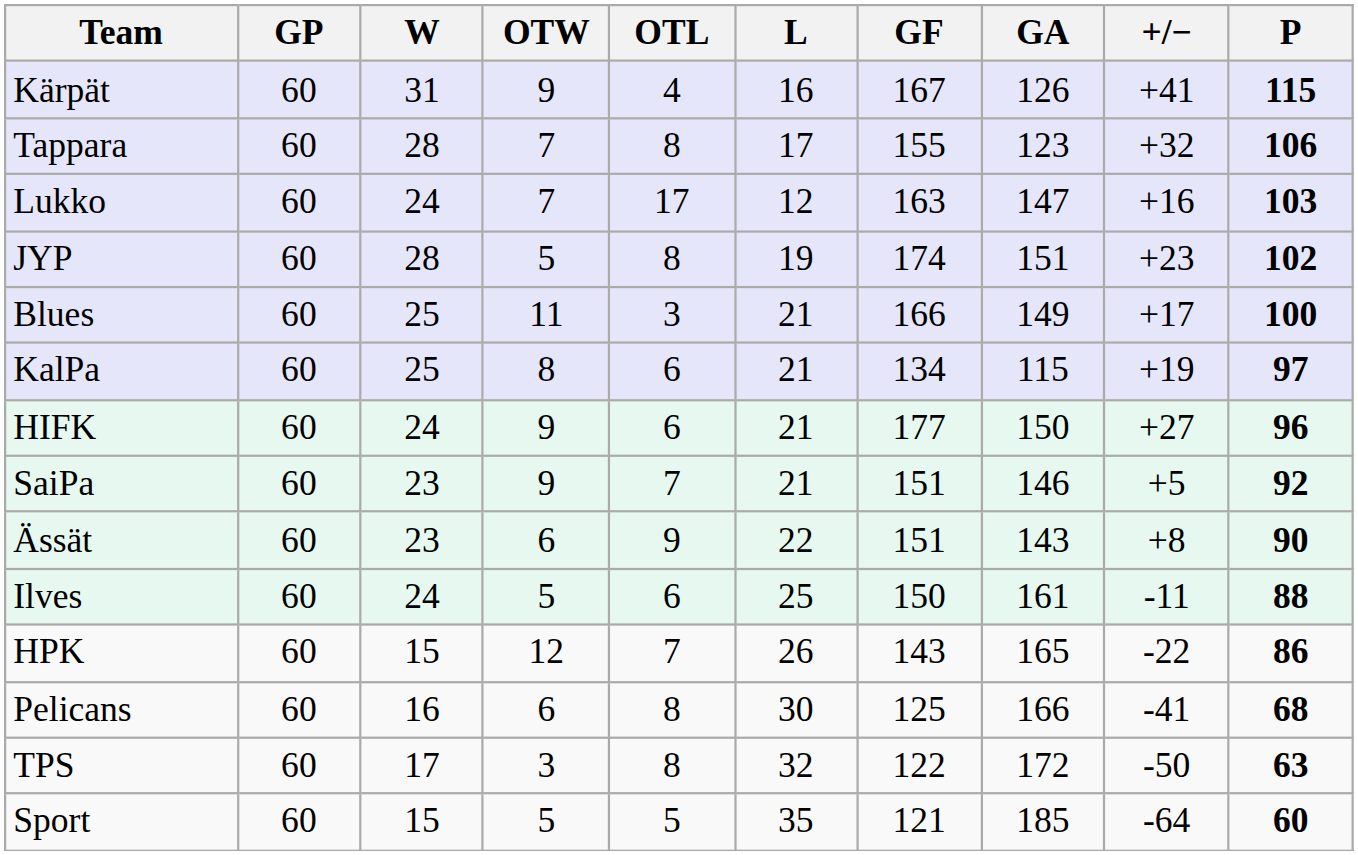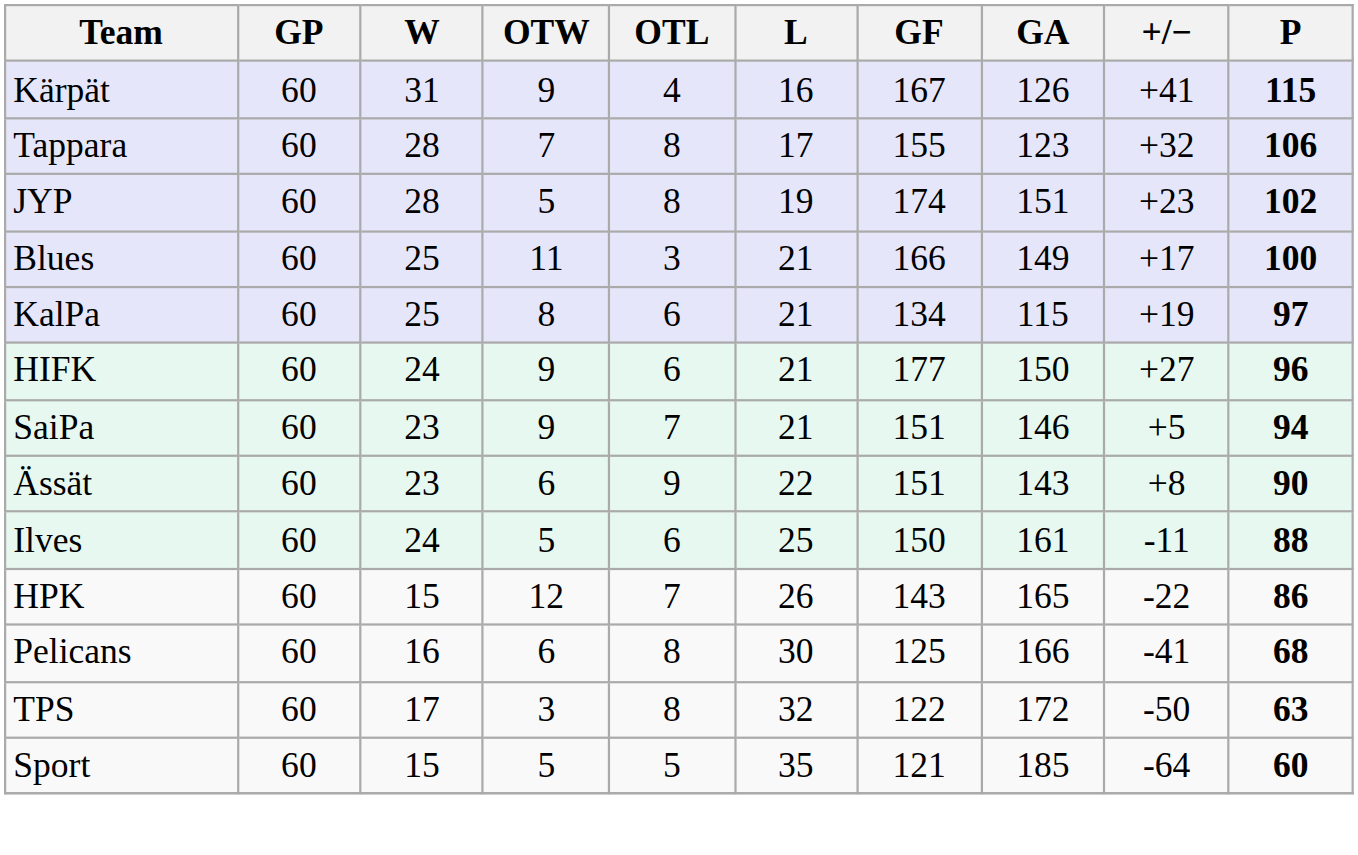- row: (60, 201)
(1291, 483) 92 -> (1291, 426) 94
